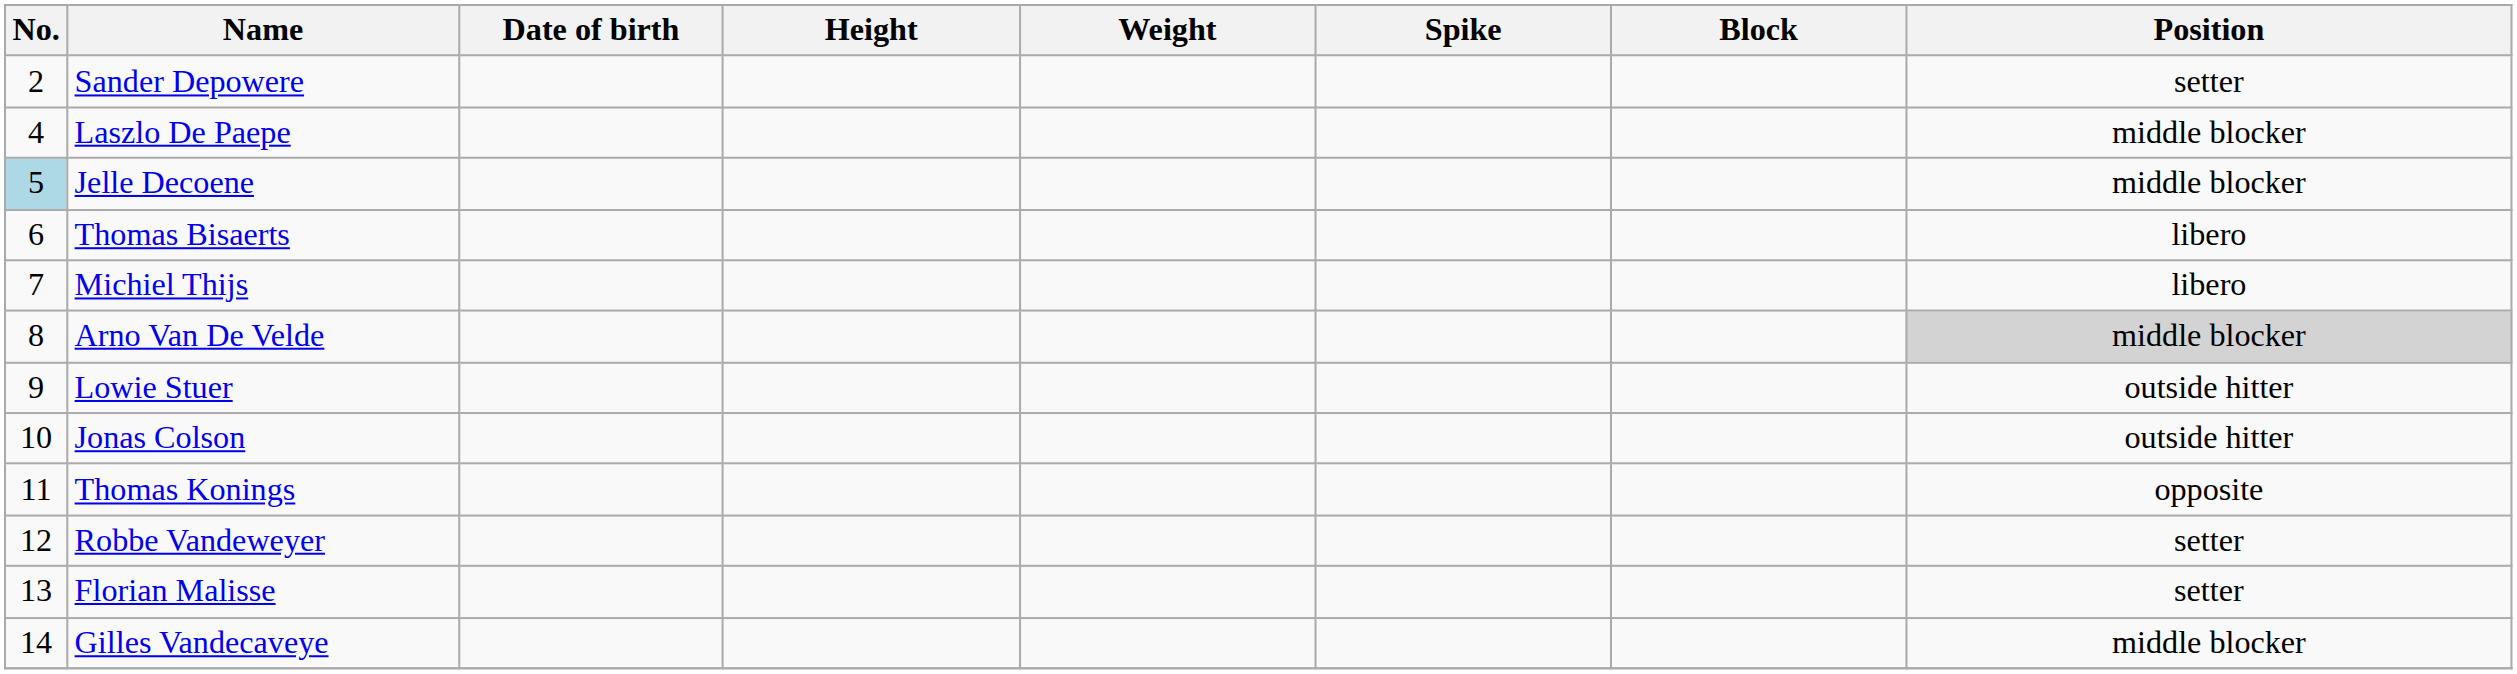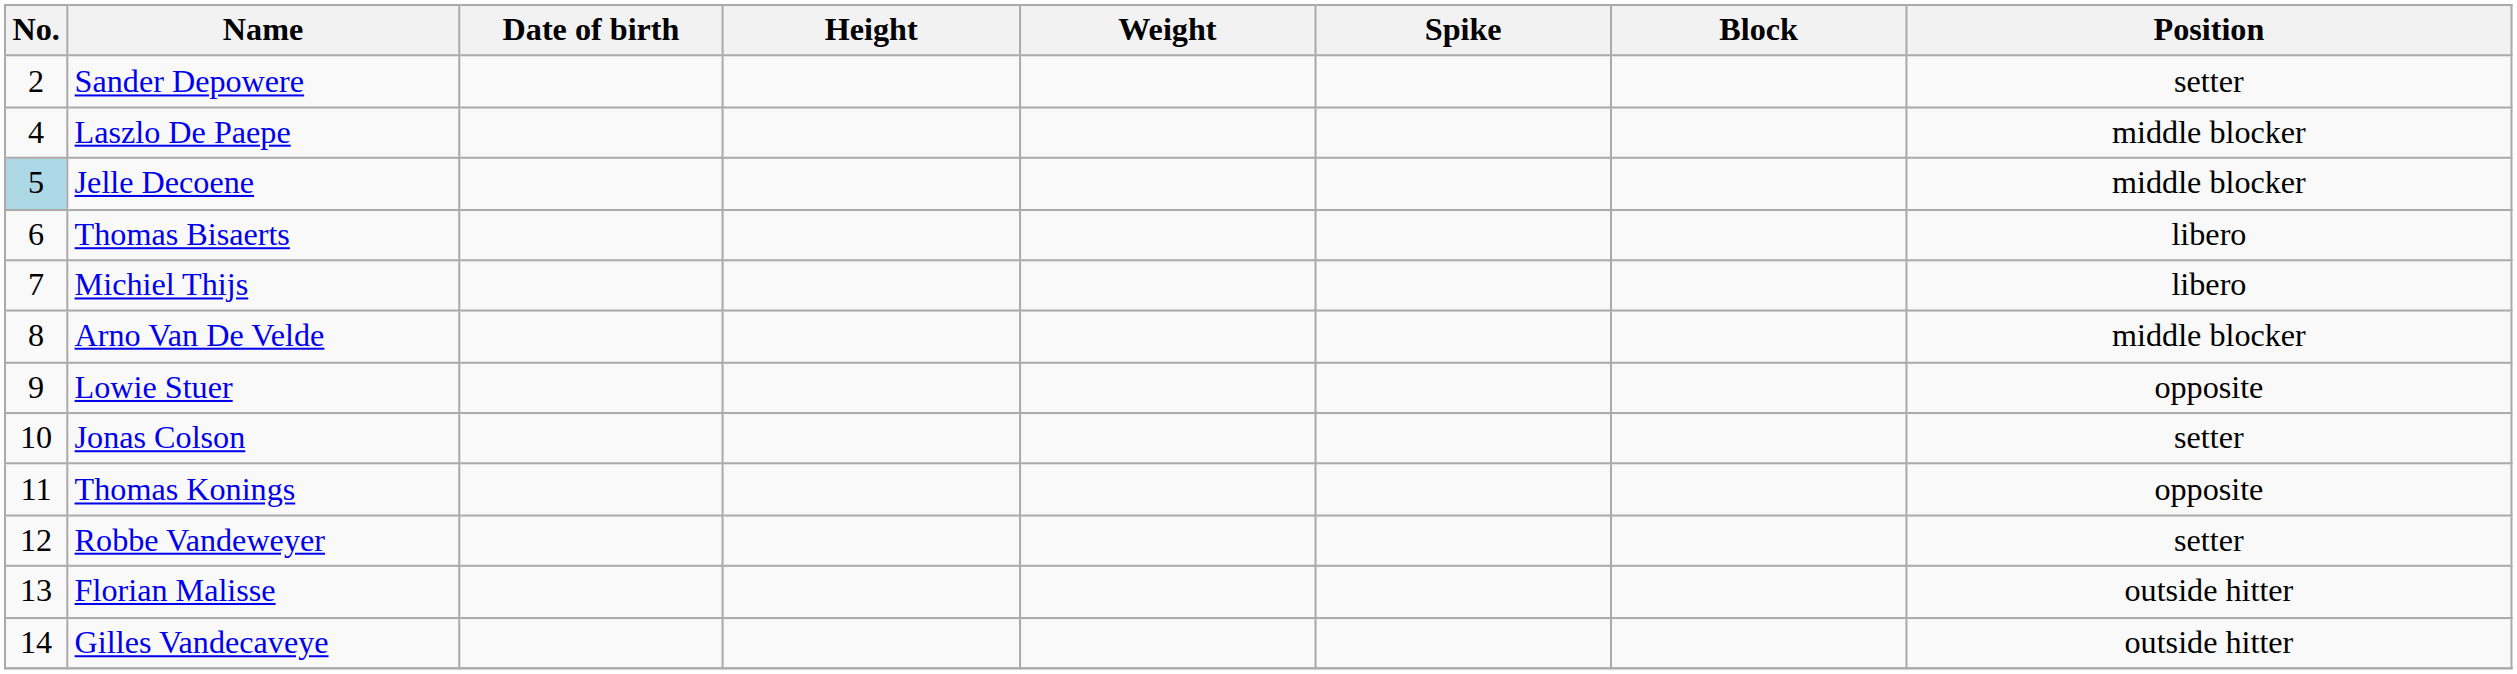(2209, 336) lightgrey background -> (2209, 336) no background
(2209, 387) outside hitter -> (2209, 387) opposite
(2209, 438) outside hitter -> (2209, 438) setter
(2209, 591) setter -> (2209, 591) outside hitter
(2209, 642) middle blocker -> (2209, 642) outside hitter
